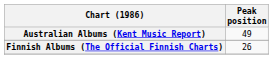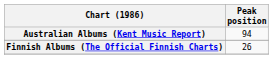(247, 34) 49 -> (247, 34) 94
